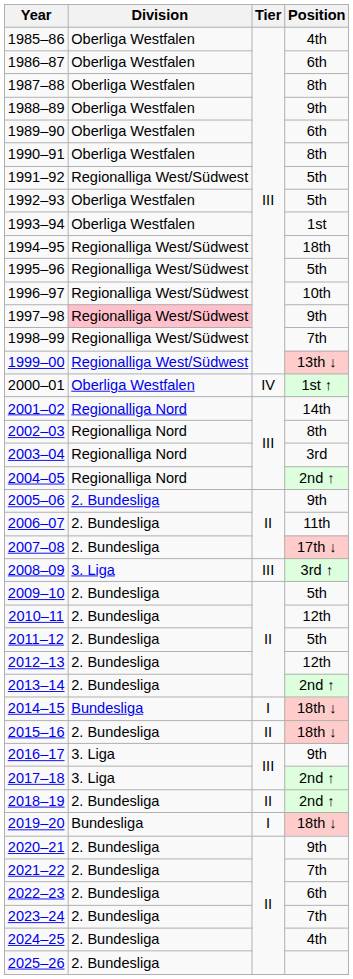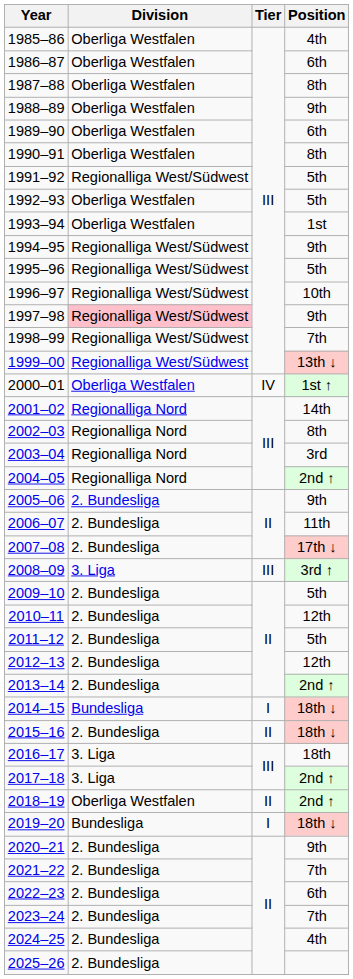(317, 246) 18th -> (317, 246) 9th
(317, 754) 9th -> (317, 754) 18th
(115, 801) 2. Bundesliga -> (133, 801) Oberliga Westfalen
